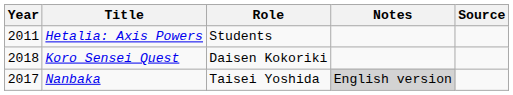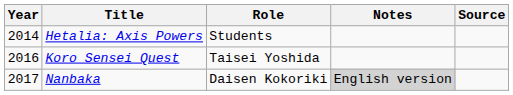(23, 37) 2011 -> (23, 37) 2014
(23, 58) 2018 -> (23, 58) 2016
(268, 58) Daisen Kokoriki -> (264, 58) Taisei Yoshida
(264, 79) Taisei Yoshida -> (268, 79) Daisen Kokoriki
